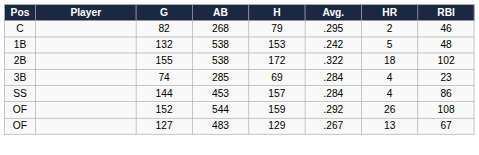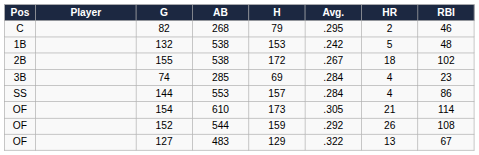(333, 61) .322 -> (333, 61) .267
(221, 93) 453 -> (221, 93) 553
+ row: (164, 110)
(333, 126) .267 -> (333, 142) .322
